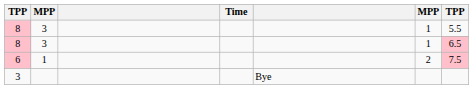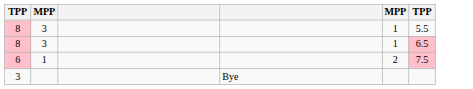- column: (236, 12)
